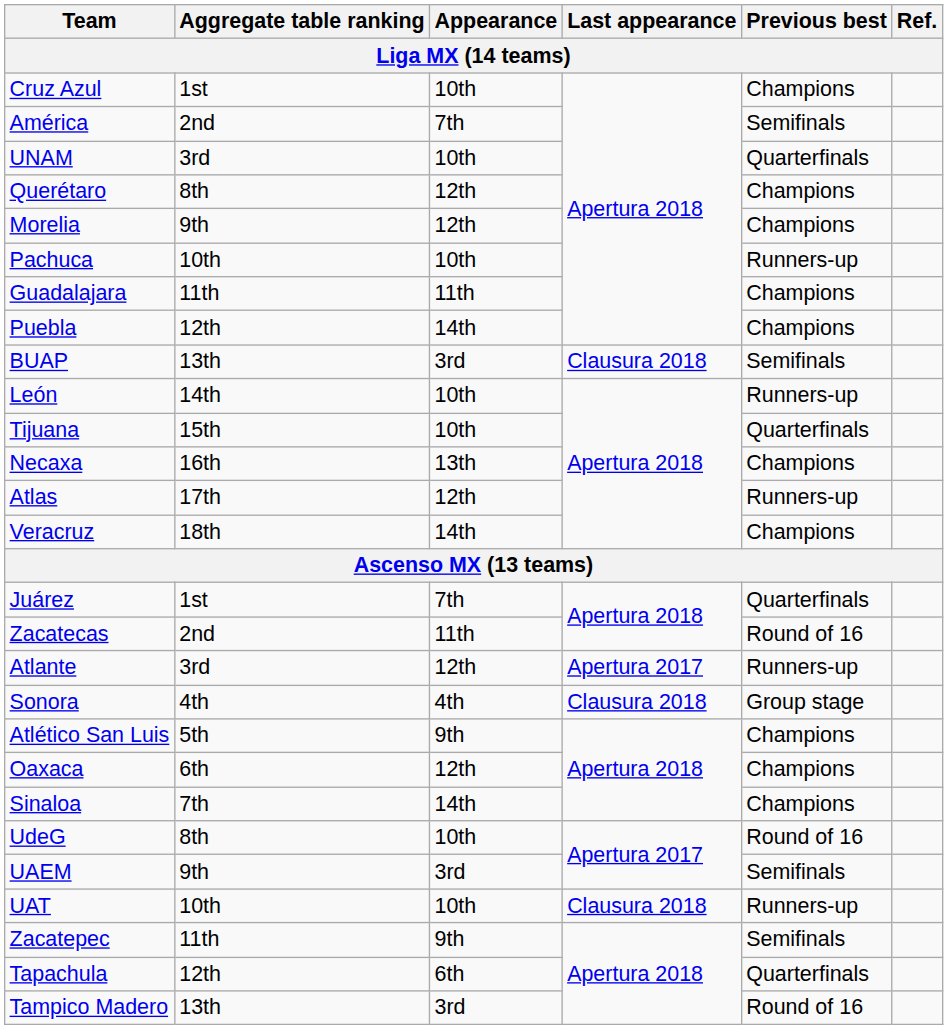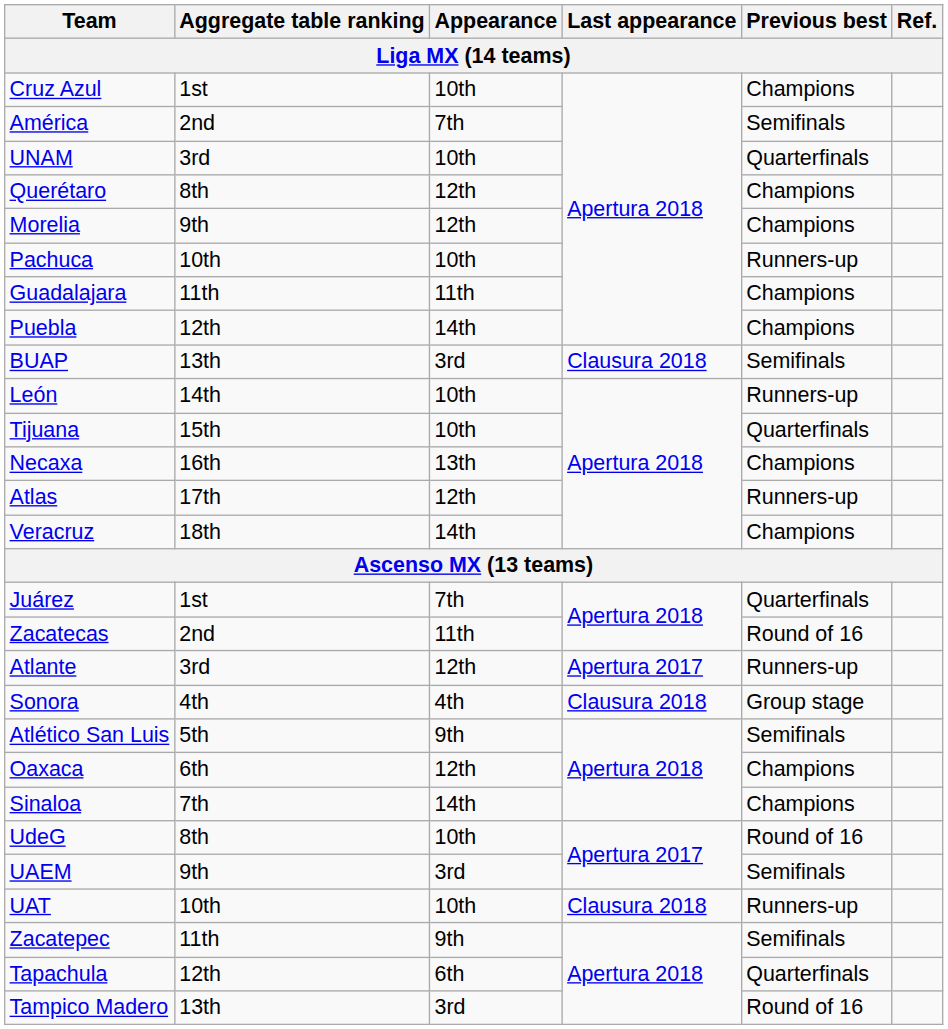(800, 735) Champions -> (796, 735) Semifinals
